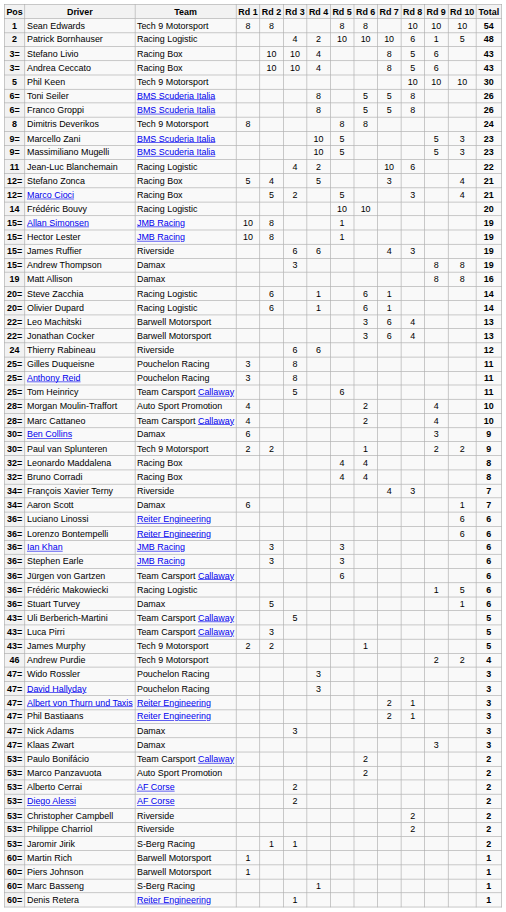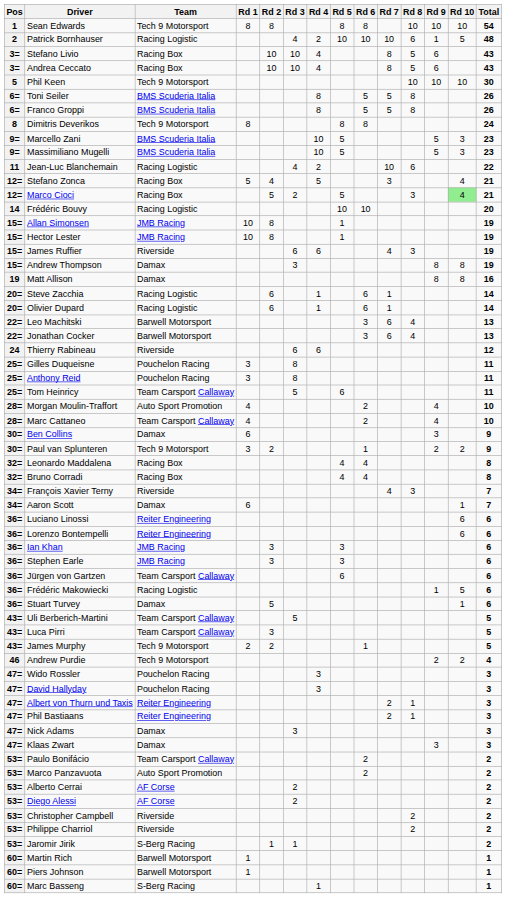(462, 195) no background -> (462, 195) lightgreen background
(248, 449) 2 -> (248, 449) 3
- row: (53, 900)
